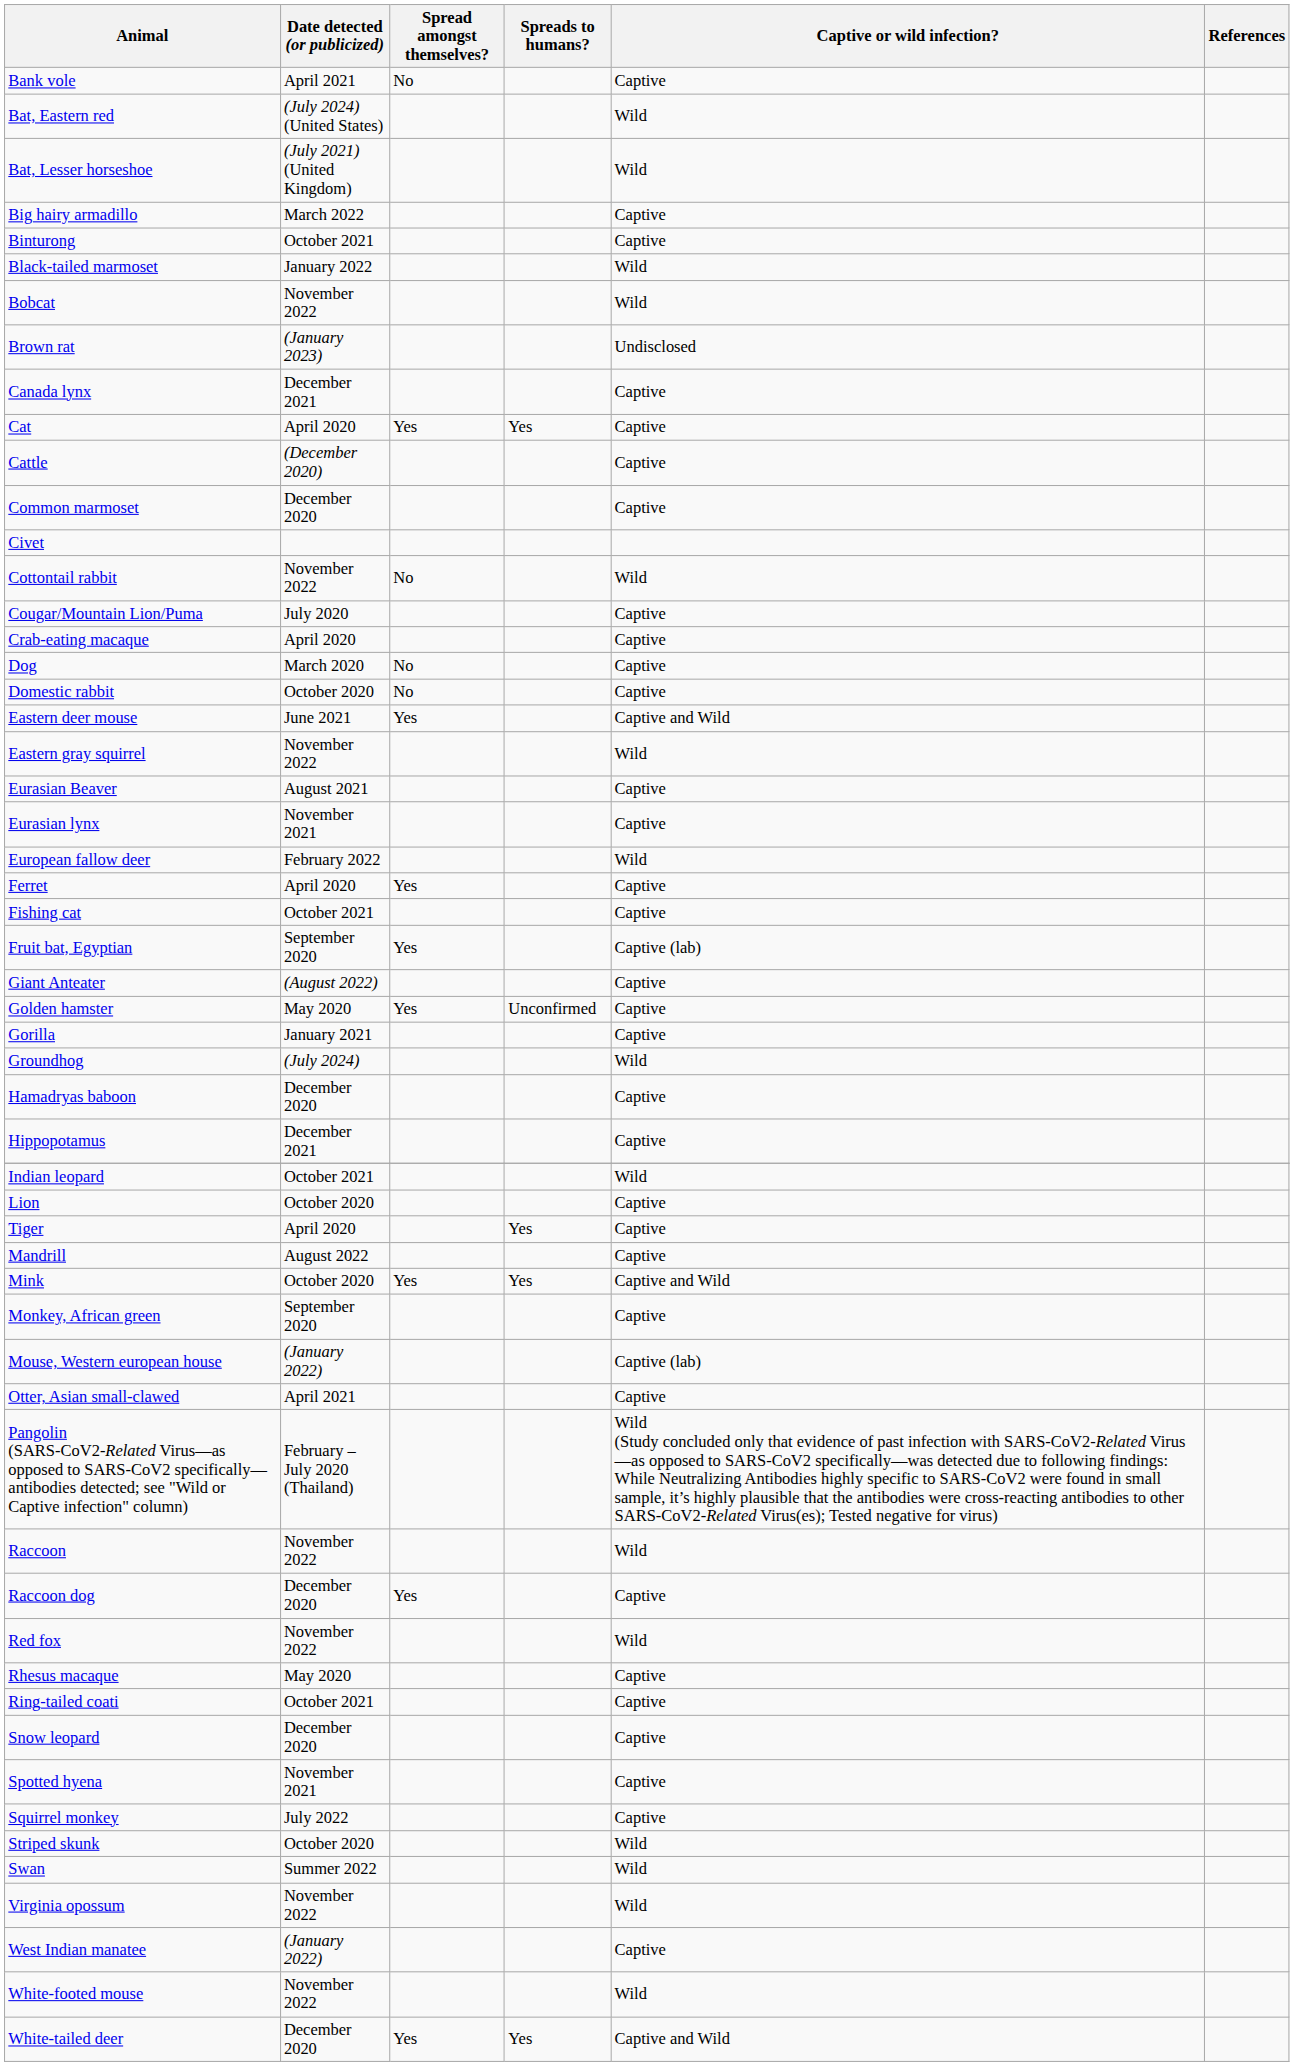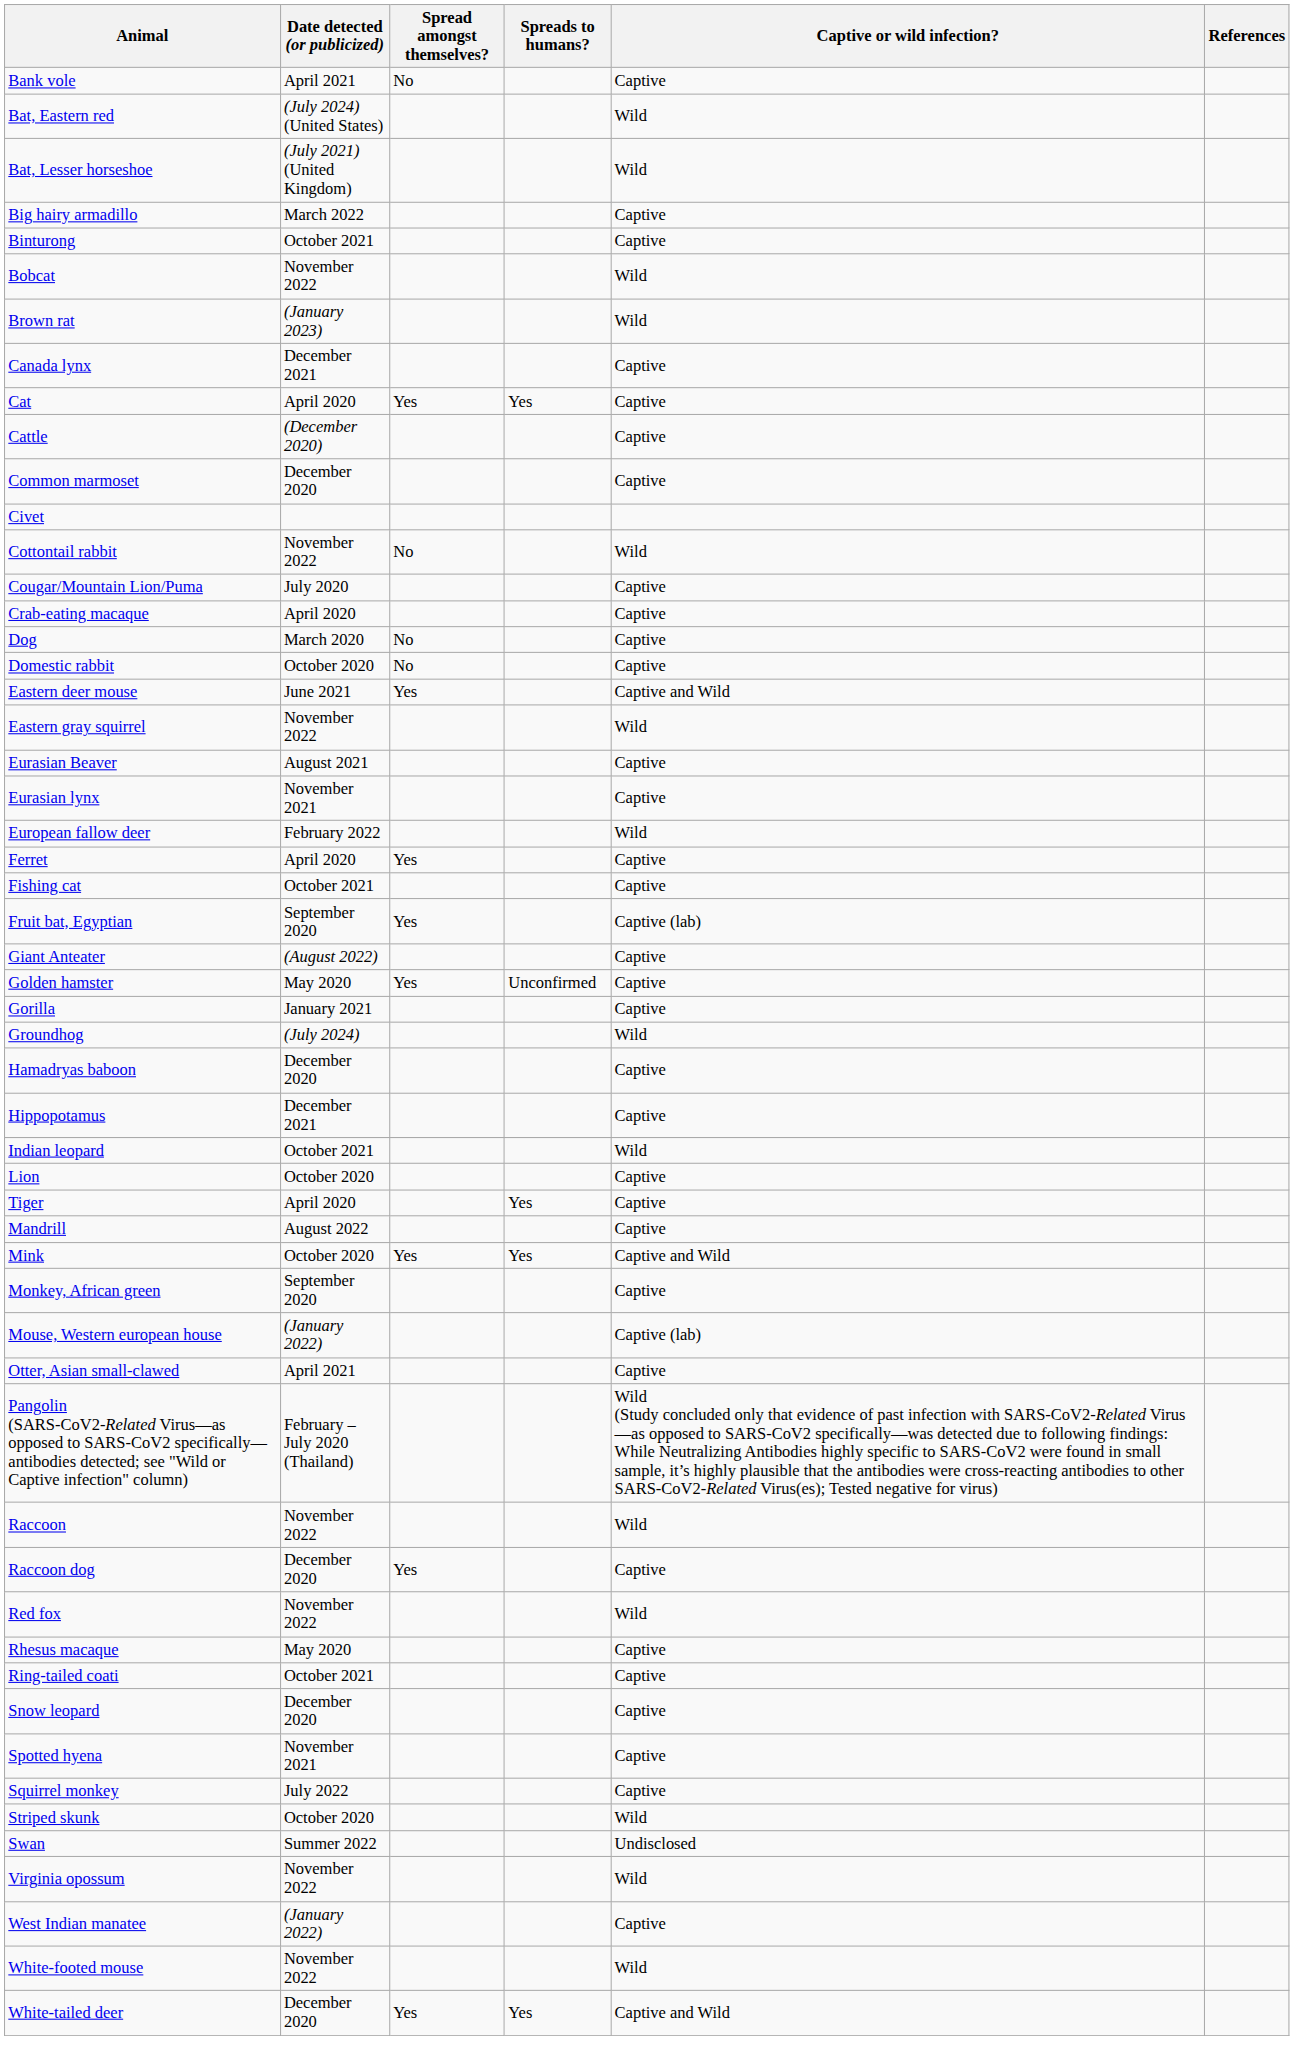- row: (83, 267)
(655, 347) Undisclosed -> (631, 321) Wild
(631, 1869) Wild -> (655, 1843) Undisclosed
